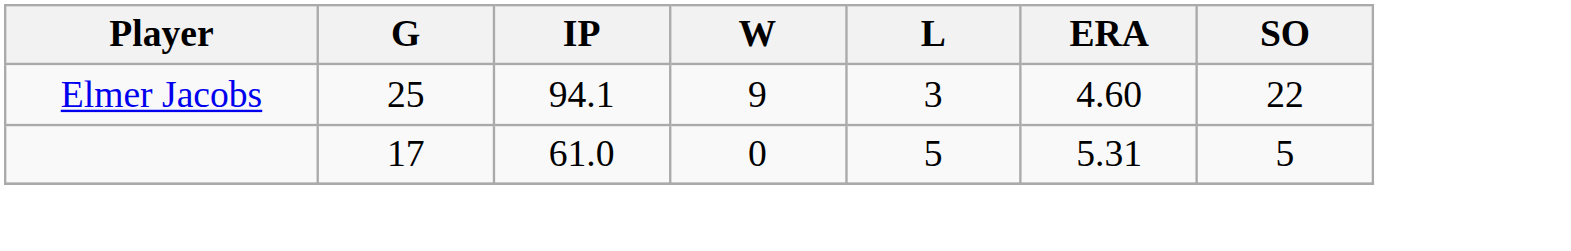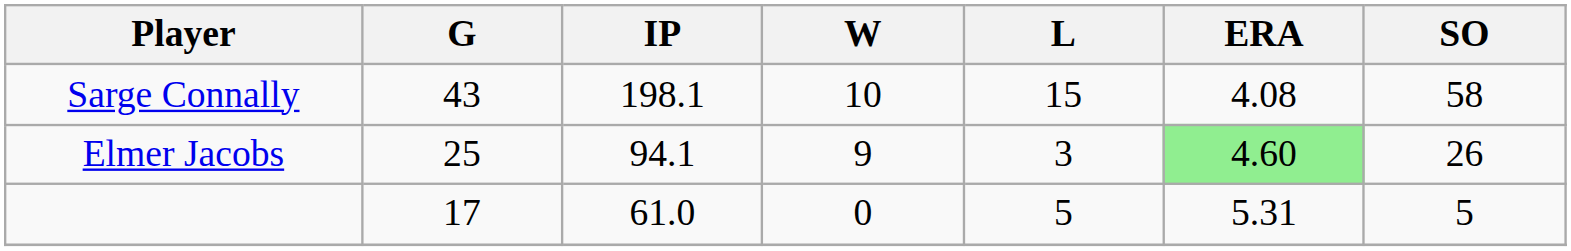+ row: (183, 93)
(1109, 93) no background -> (1264, 153) lightgreen background
(1285, 93) 22 -> (1464, 153) 26
